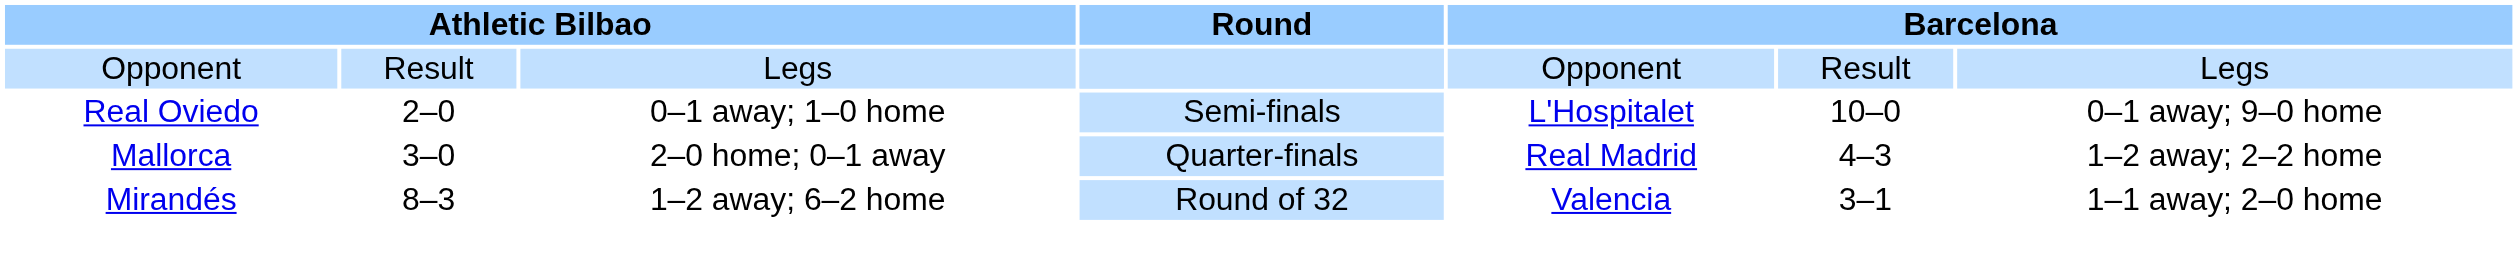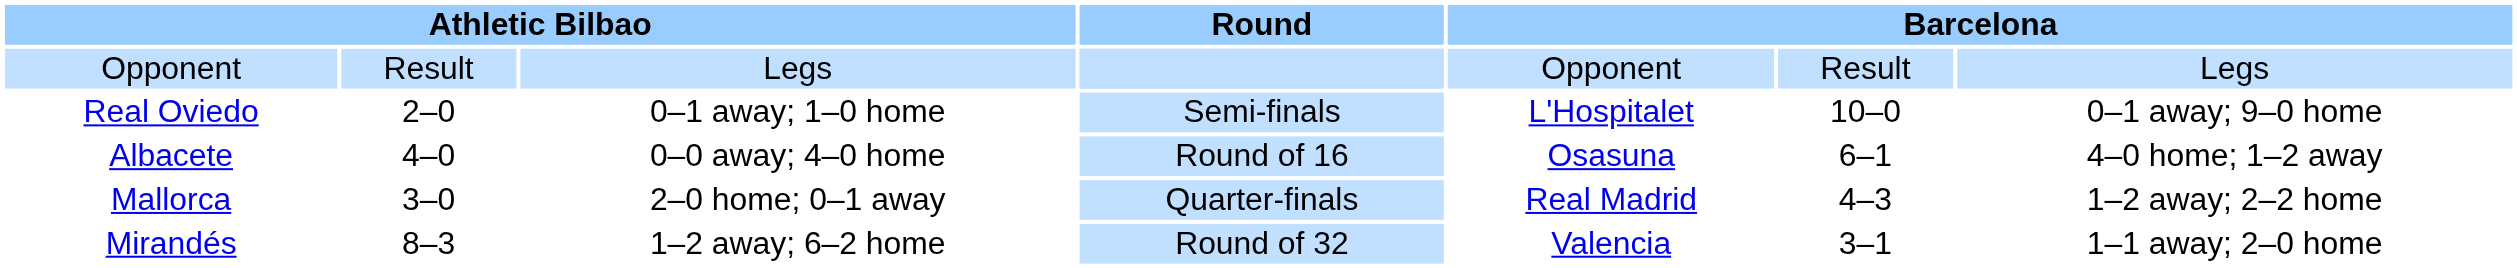+ row: (171, 155)
